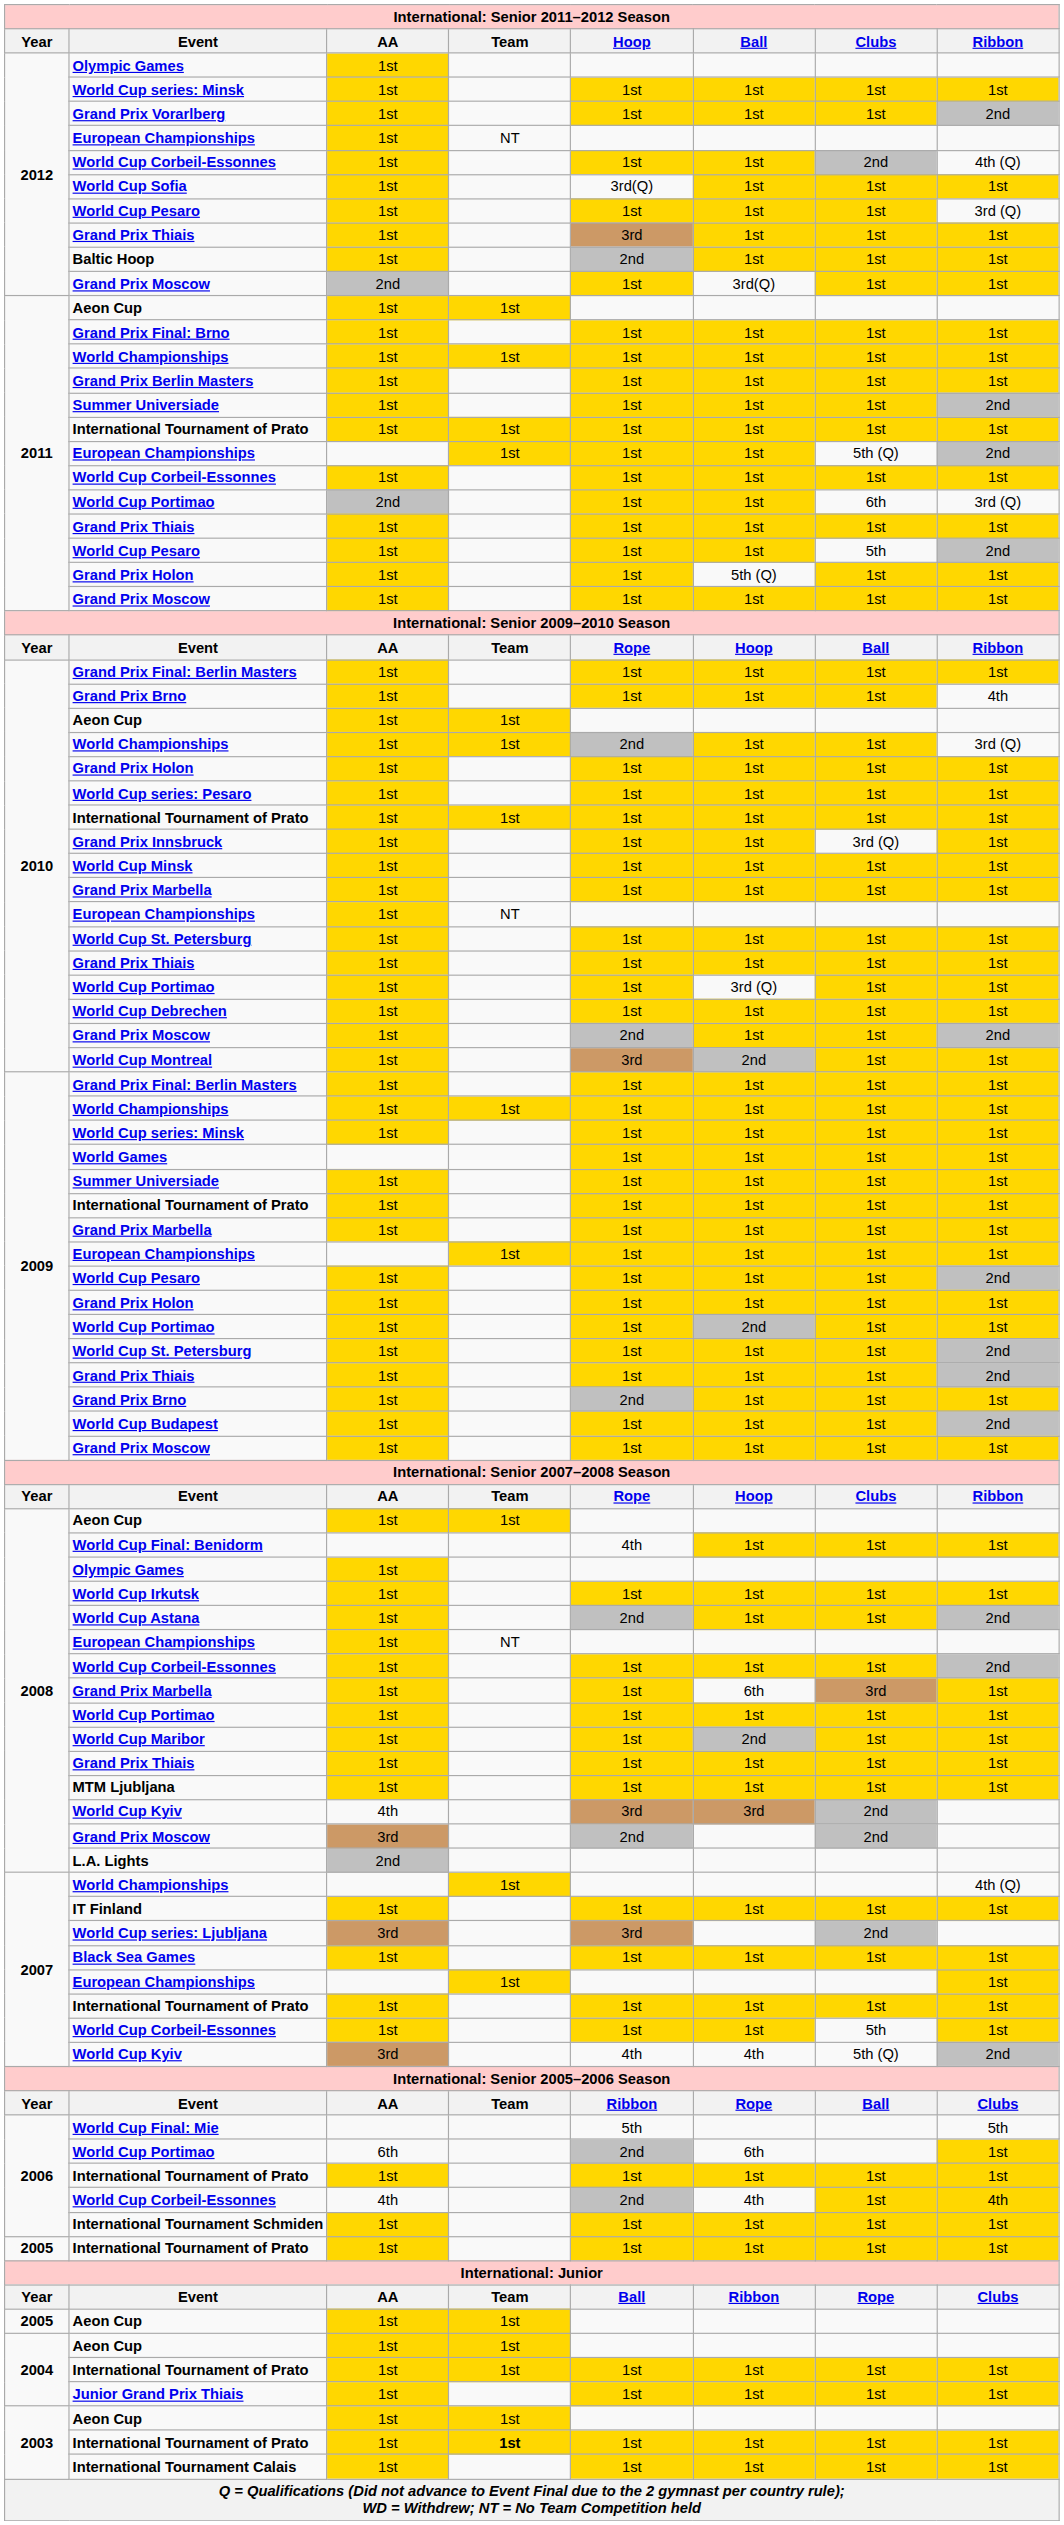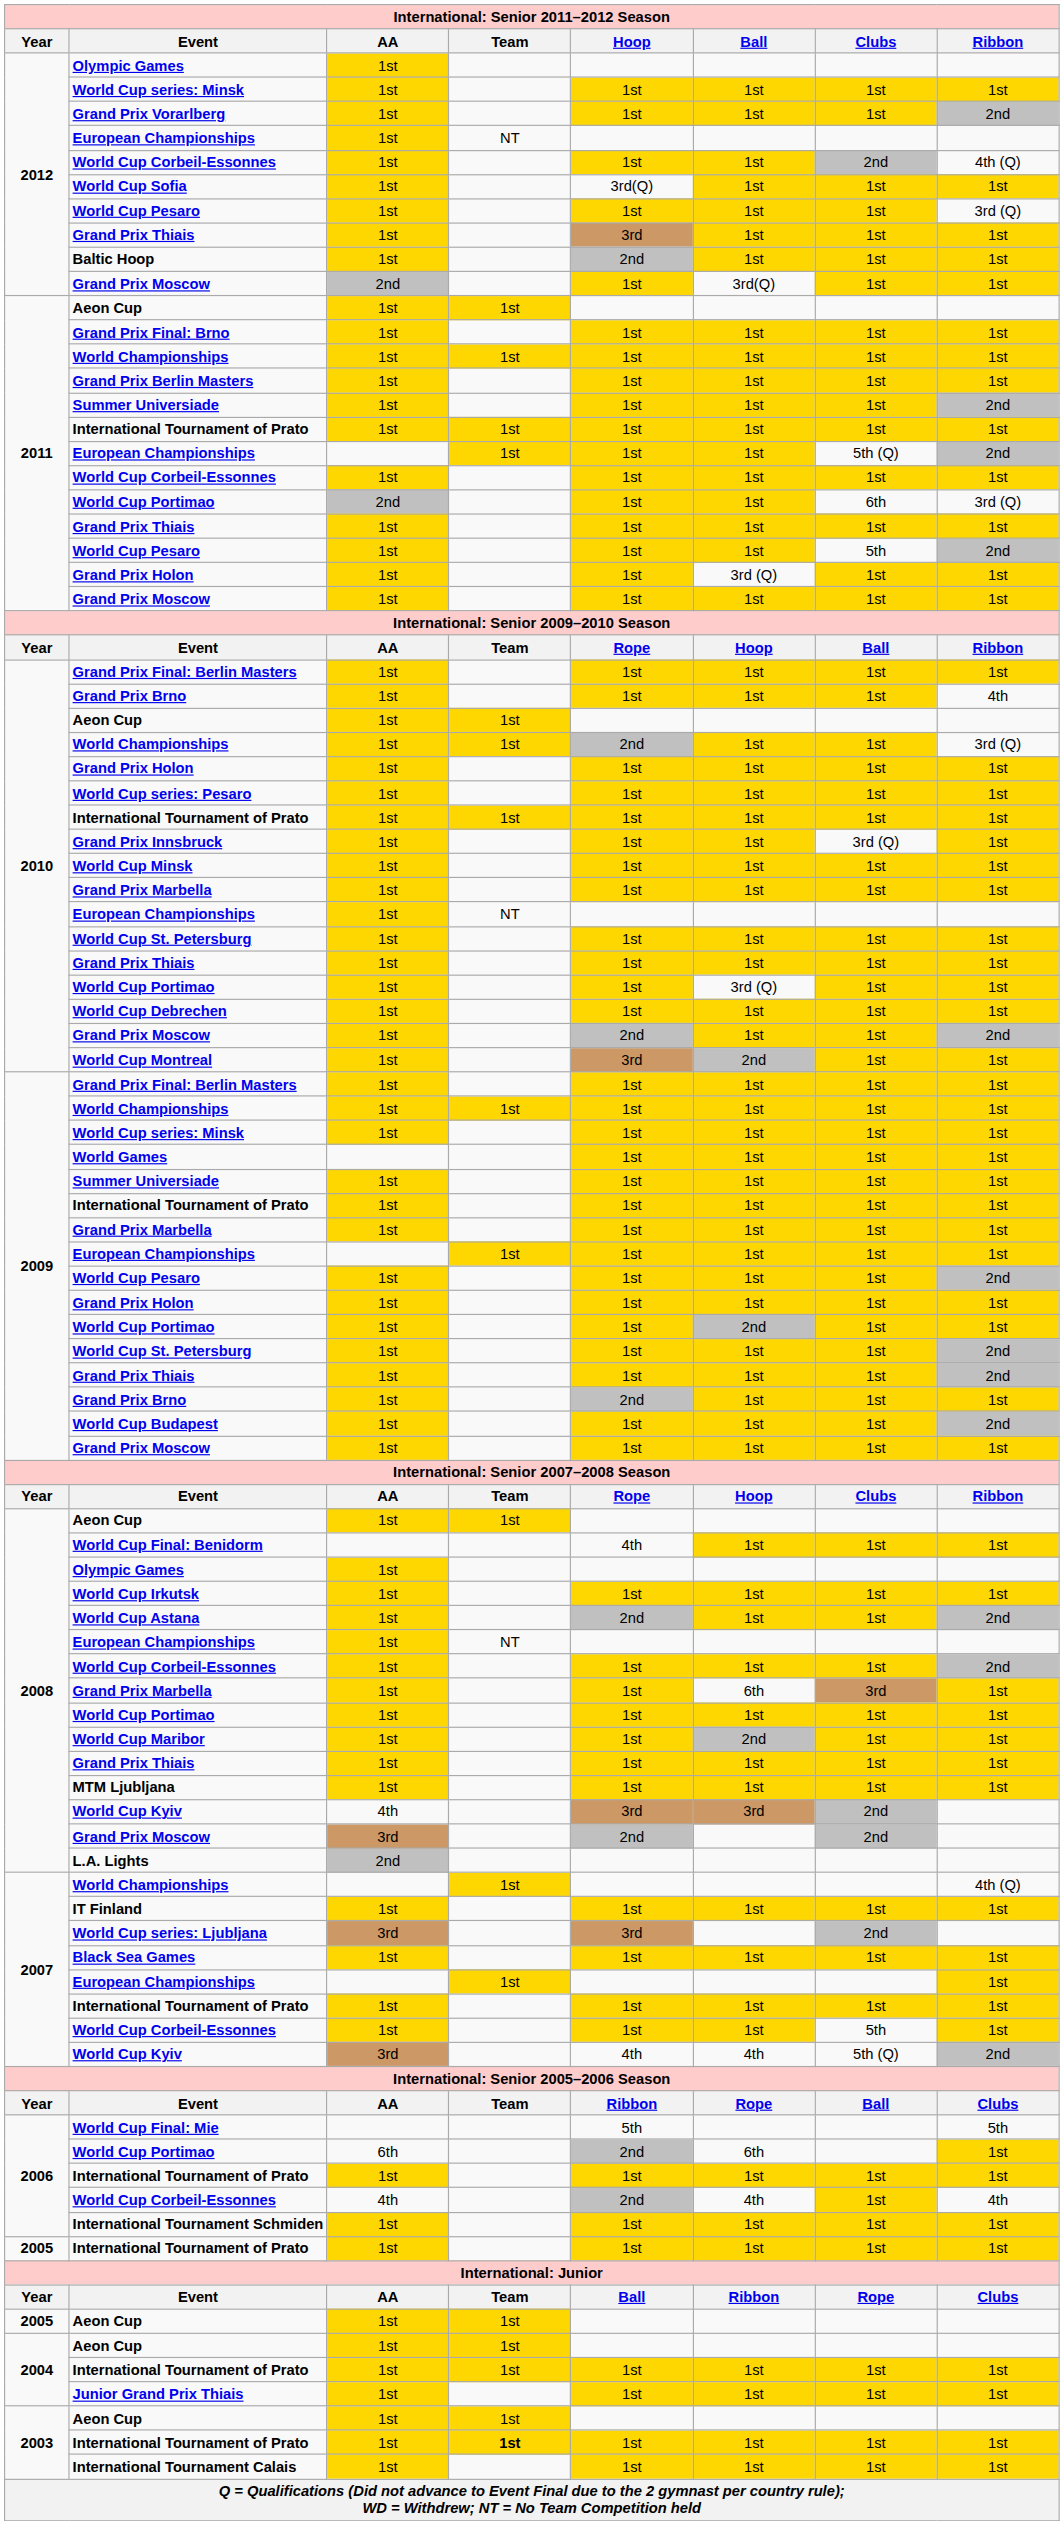(754, 574) 5th (Q) -> (754, 574) 3rd (Q)
(998, 2200) gold background -> (998, 2200) no background
